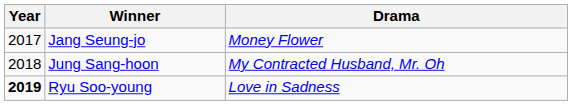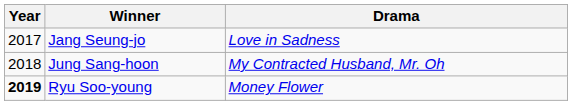(276, 40) Money Flower -> (284, 40) Love in Sadness
(284, 87) Love in Sadness -> (276, 87) Money Flower
